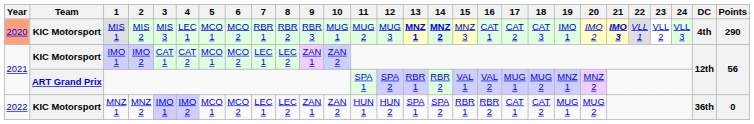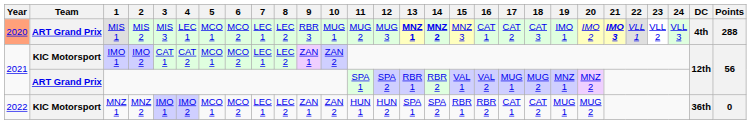(67, 31) KIC Motorsport -> (67, 31) ART Grand Prix
(263, 31) RBR 1 -> (263, 31) LEC 1
(288, 31) RBR 2 -> (285, 31) LEC 2
(733, 31) 290 -> (730, 31) 288
